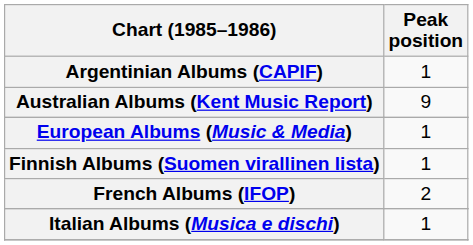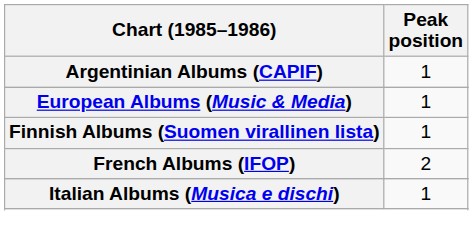- row: (194, 102)
